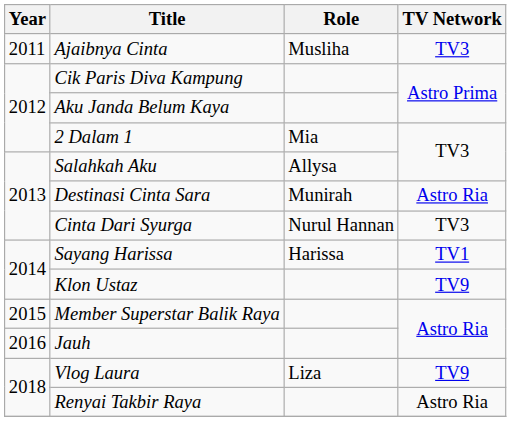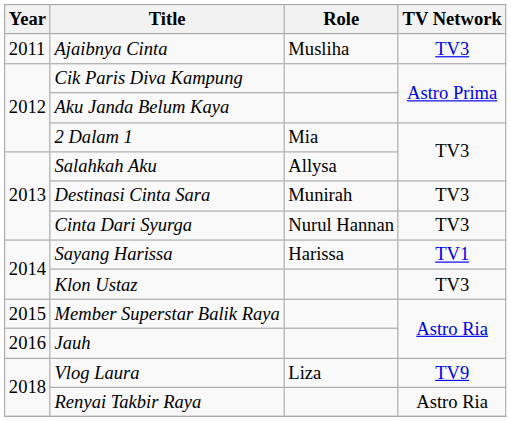(452, 195) Astro Ria -> (452, 195) TV3
(452, 284) TV9 -> (452, 284) TV3
